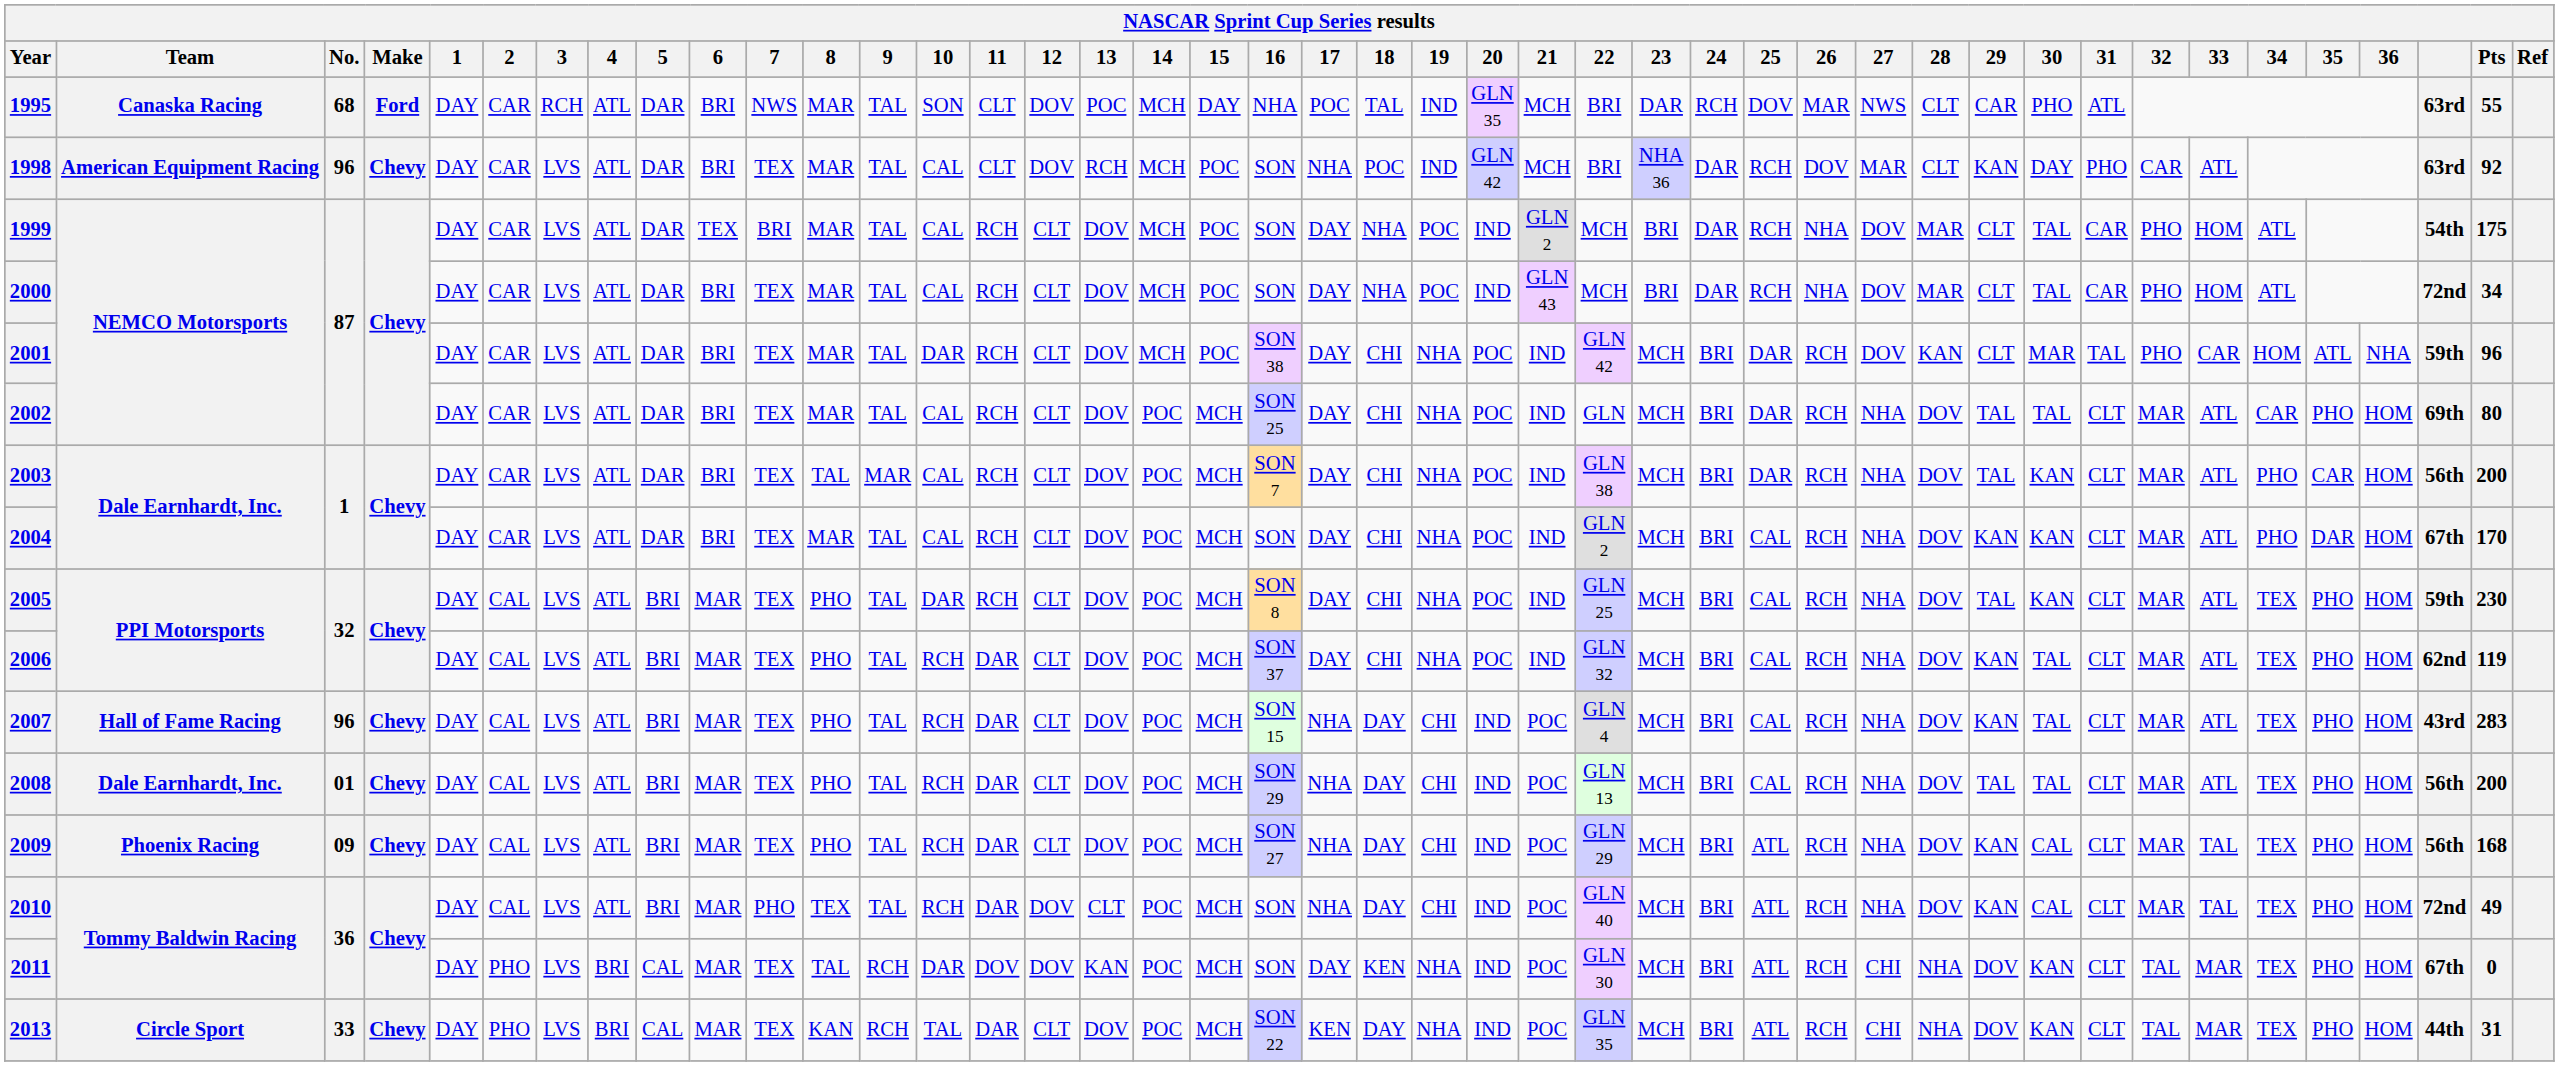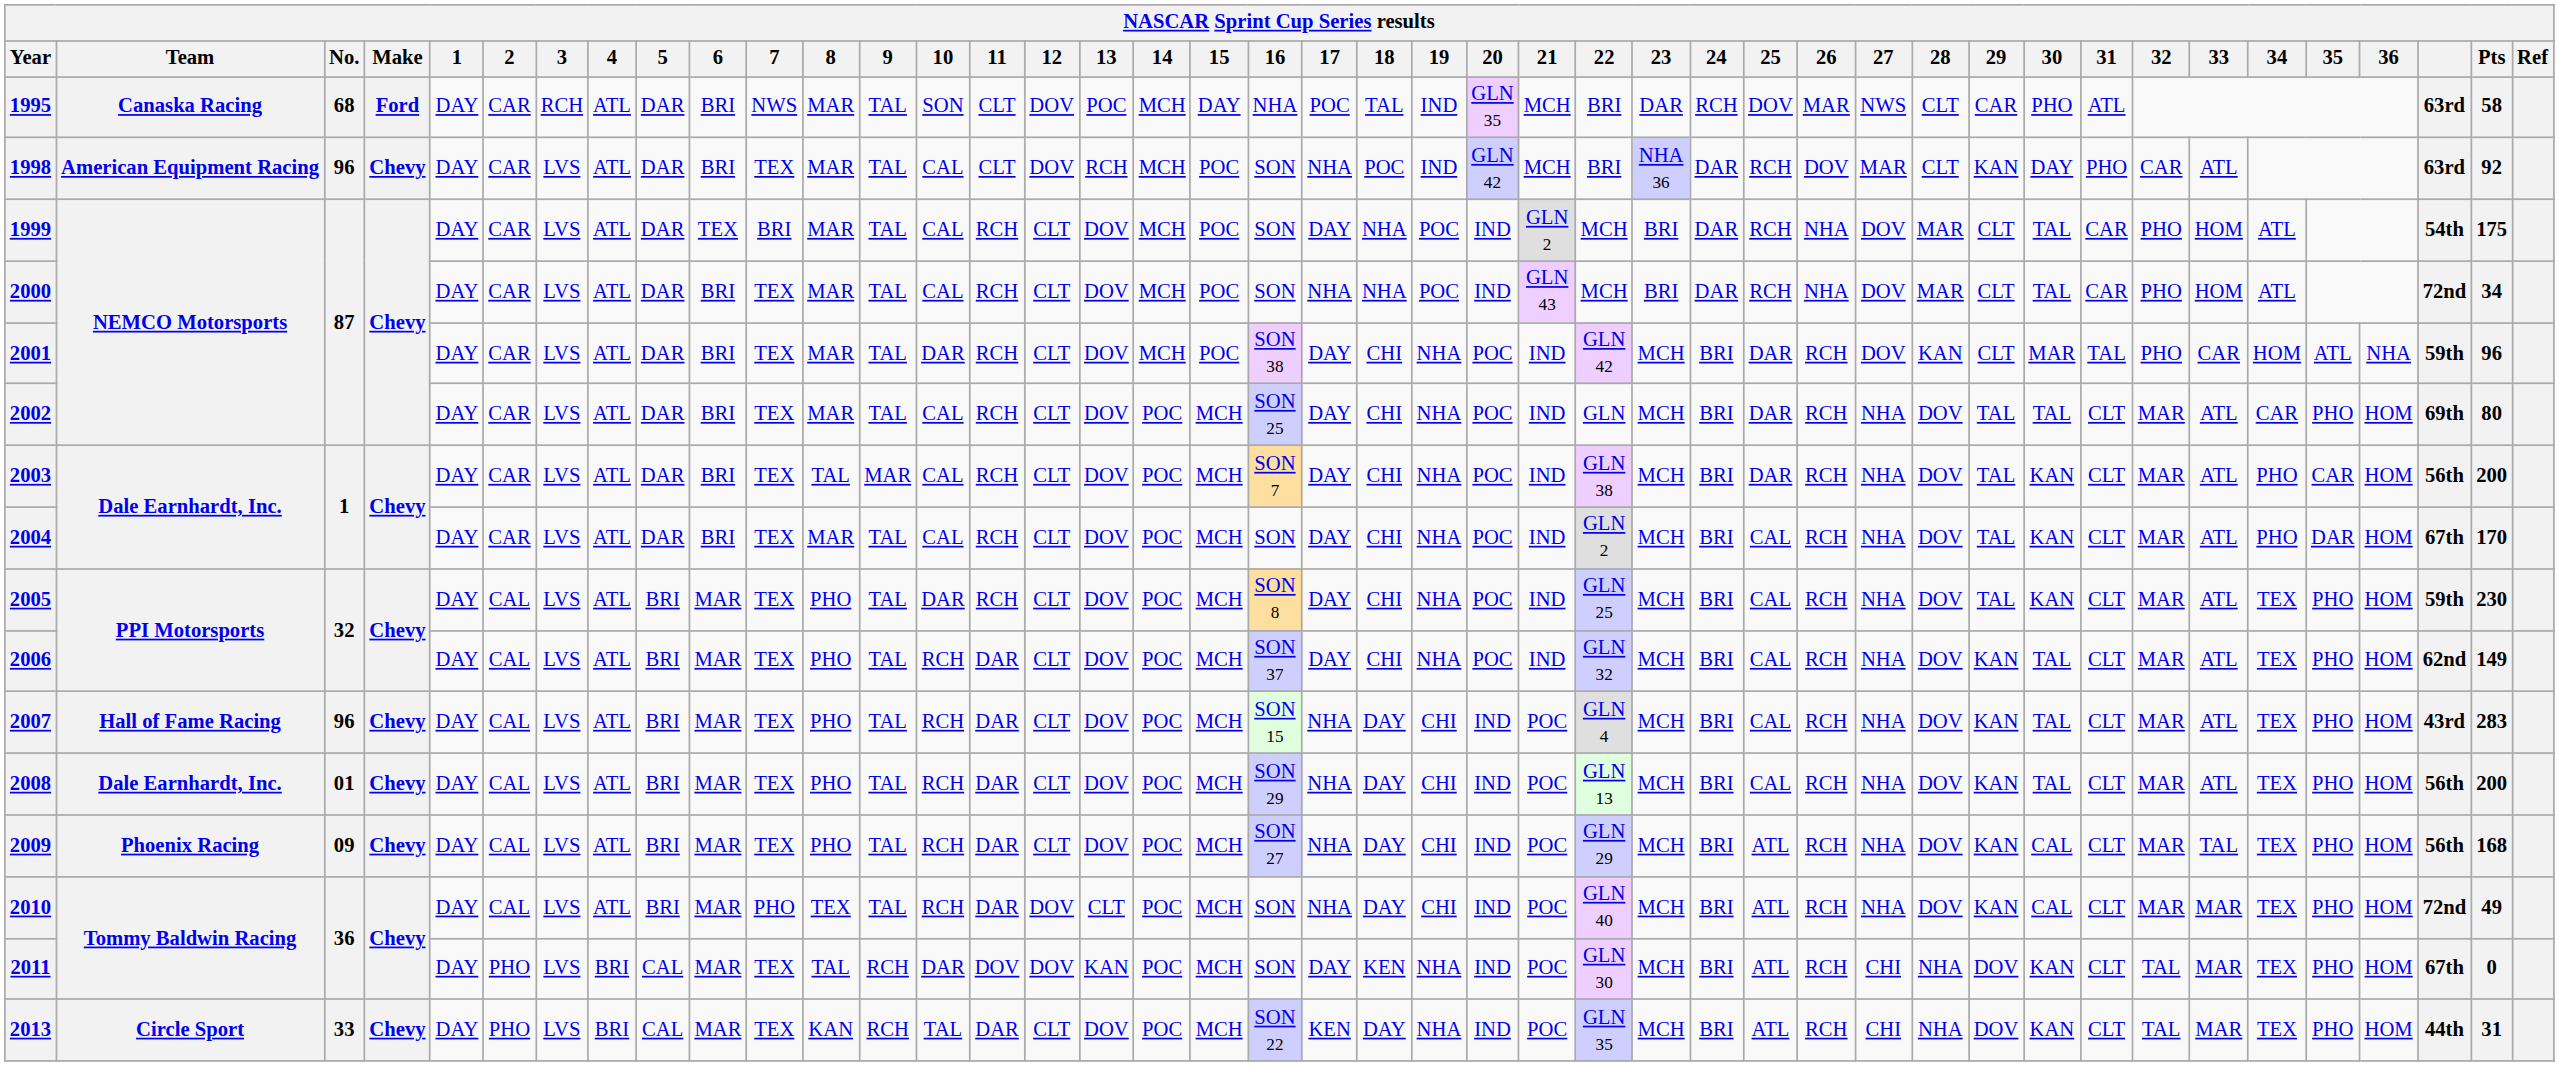(2492, 106) 55 -> (2492, 106) 58
(1330, 291) DAY -> (1330, 291) NHA
(1996, 537) KAN -> (1996, 537) TAL
(2492, 660) 119 -> (2492, 660) 149
(1996, 783) TAL -> (1996, 783) KAN
(2219, 906) TAL -> (2219, 906) MAR
